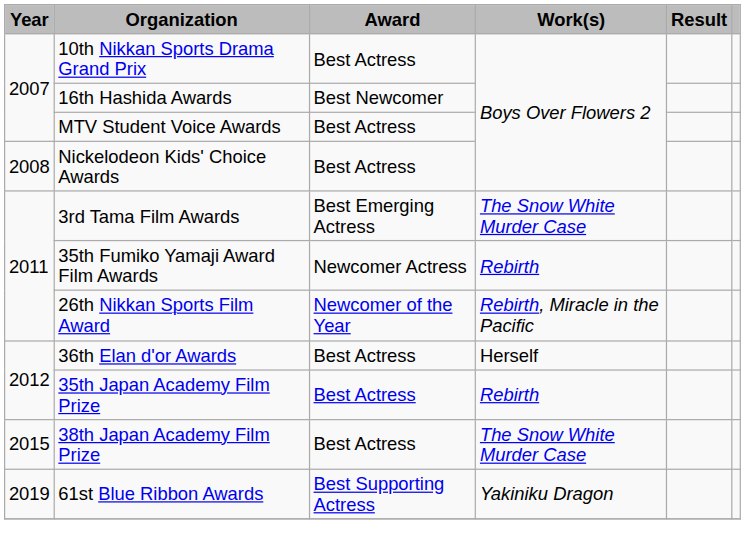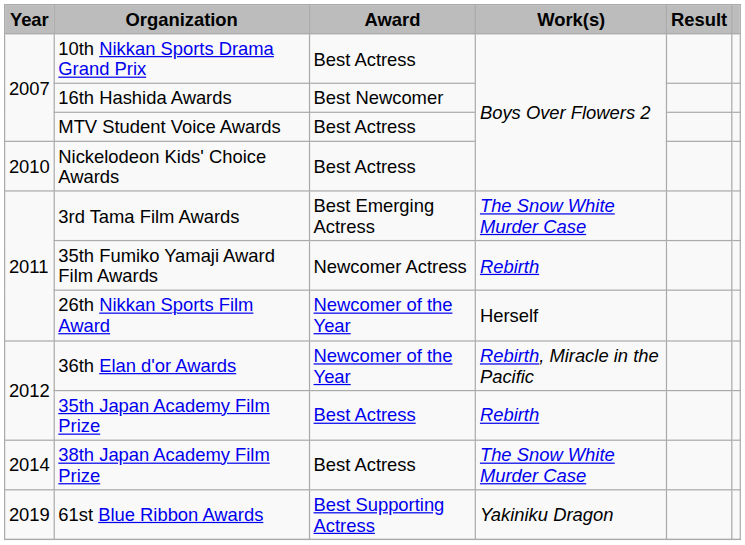(29, 167) 2008 -> (29, 167) 2010
(569, 316) Rebirth, Miracle in the Pacific -> (509, 316) Herself
(365, 355) Best Actress -> (383, 365) Newcomer of the Year
(509, 355) Herself -> (569, 365) Rebirth, Miracle in the Pacific
(29, 444) 2015 -> (29, 465) 2014
